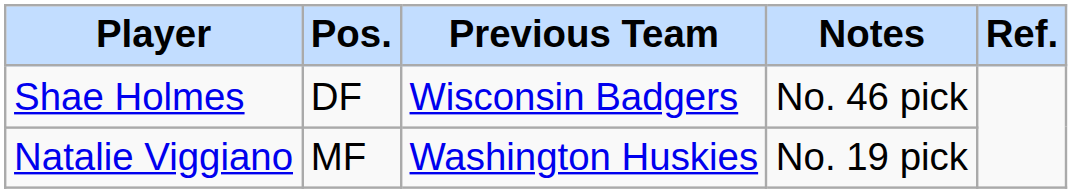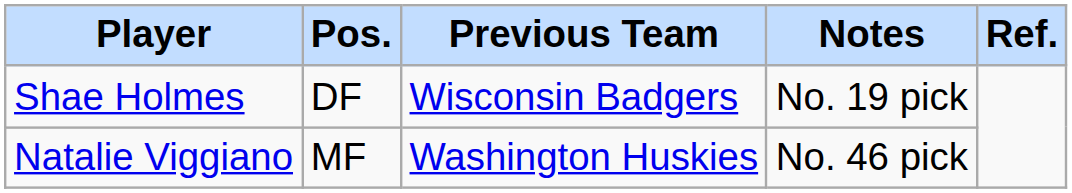(872, 95) No. 46 pick -> (872, 95) No. 19 pick
(872, 156) No. 19 pick -> (872, 156) No. 46 pick
